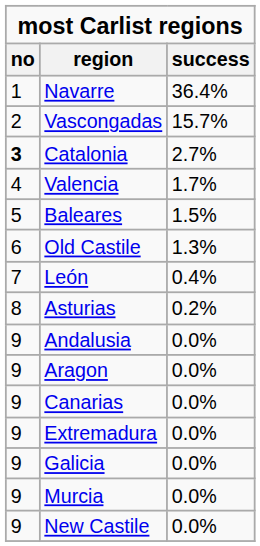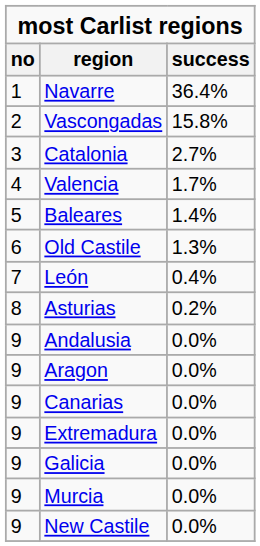(200, 122) 15.7% -> (200, 122) 15.8%
(16, 153) bold -> (16, 153) normal
(194, 215) 1.5% -> (194, 215) 1.4%
